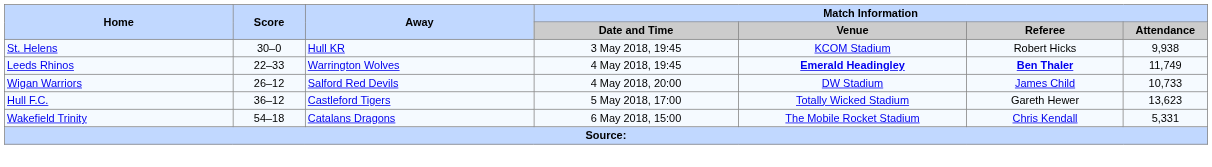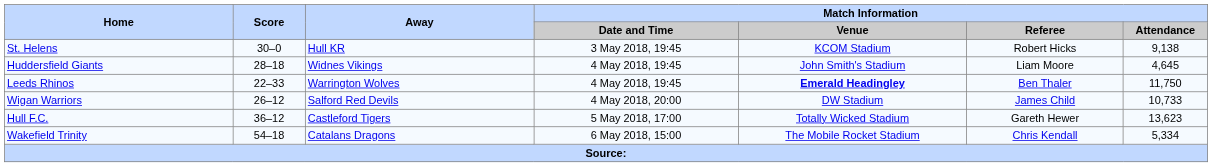(1165, 48) 9,938 -> (1165, 48) 9,138
+ row: (55, 66)
(1045, 66) bold -> (1045, 83) normal
(1165, 66) 11,749 -> (1165, 83) 11,750
(1165, 118) 5,331 -> (1165, 135) 5,334
